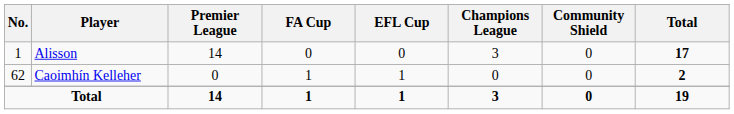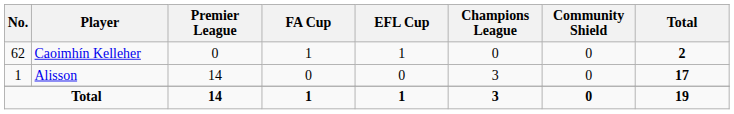rows swapped: (56, 53) <-> (88, 75)
